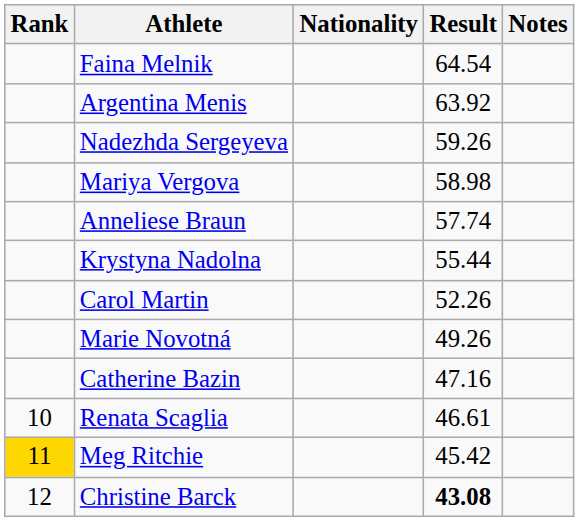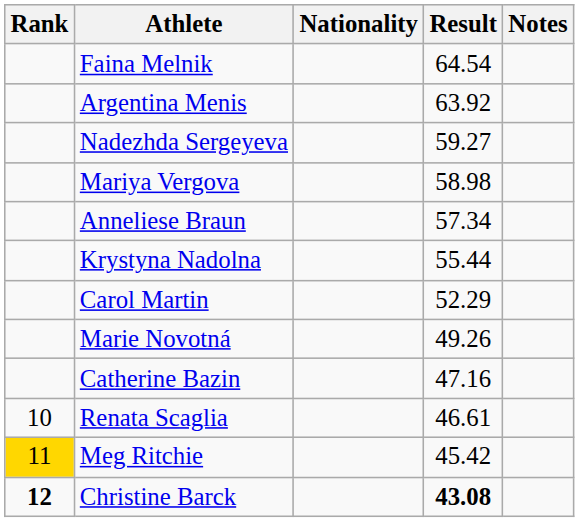(463, 142) 59.26 -> (463, 142) 59.27
(463, 220) 57.74 -> (463, 220) 57.34
(463, 299) 52.26 -> (463, 299) 52.29
(39, 496) normal -> (39, 496) bold
